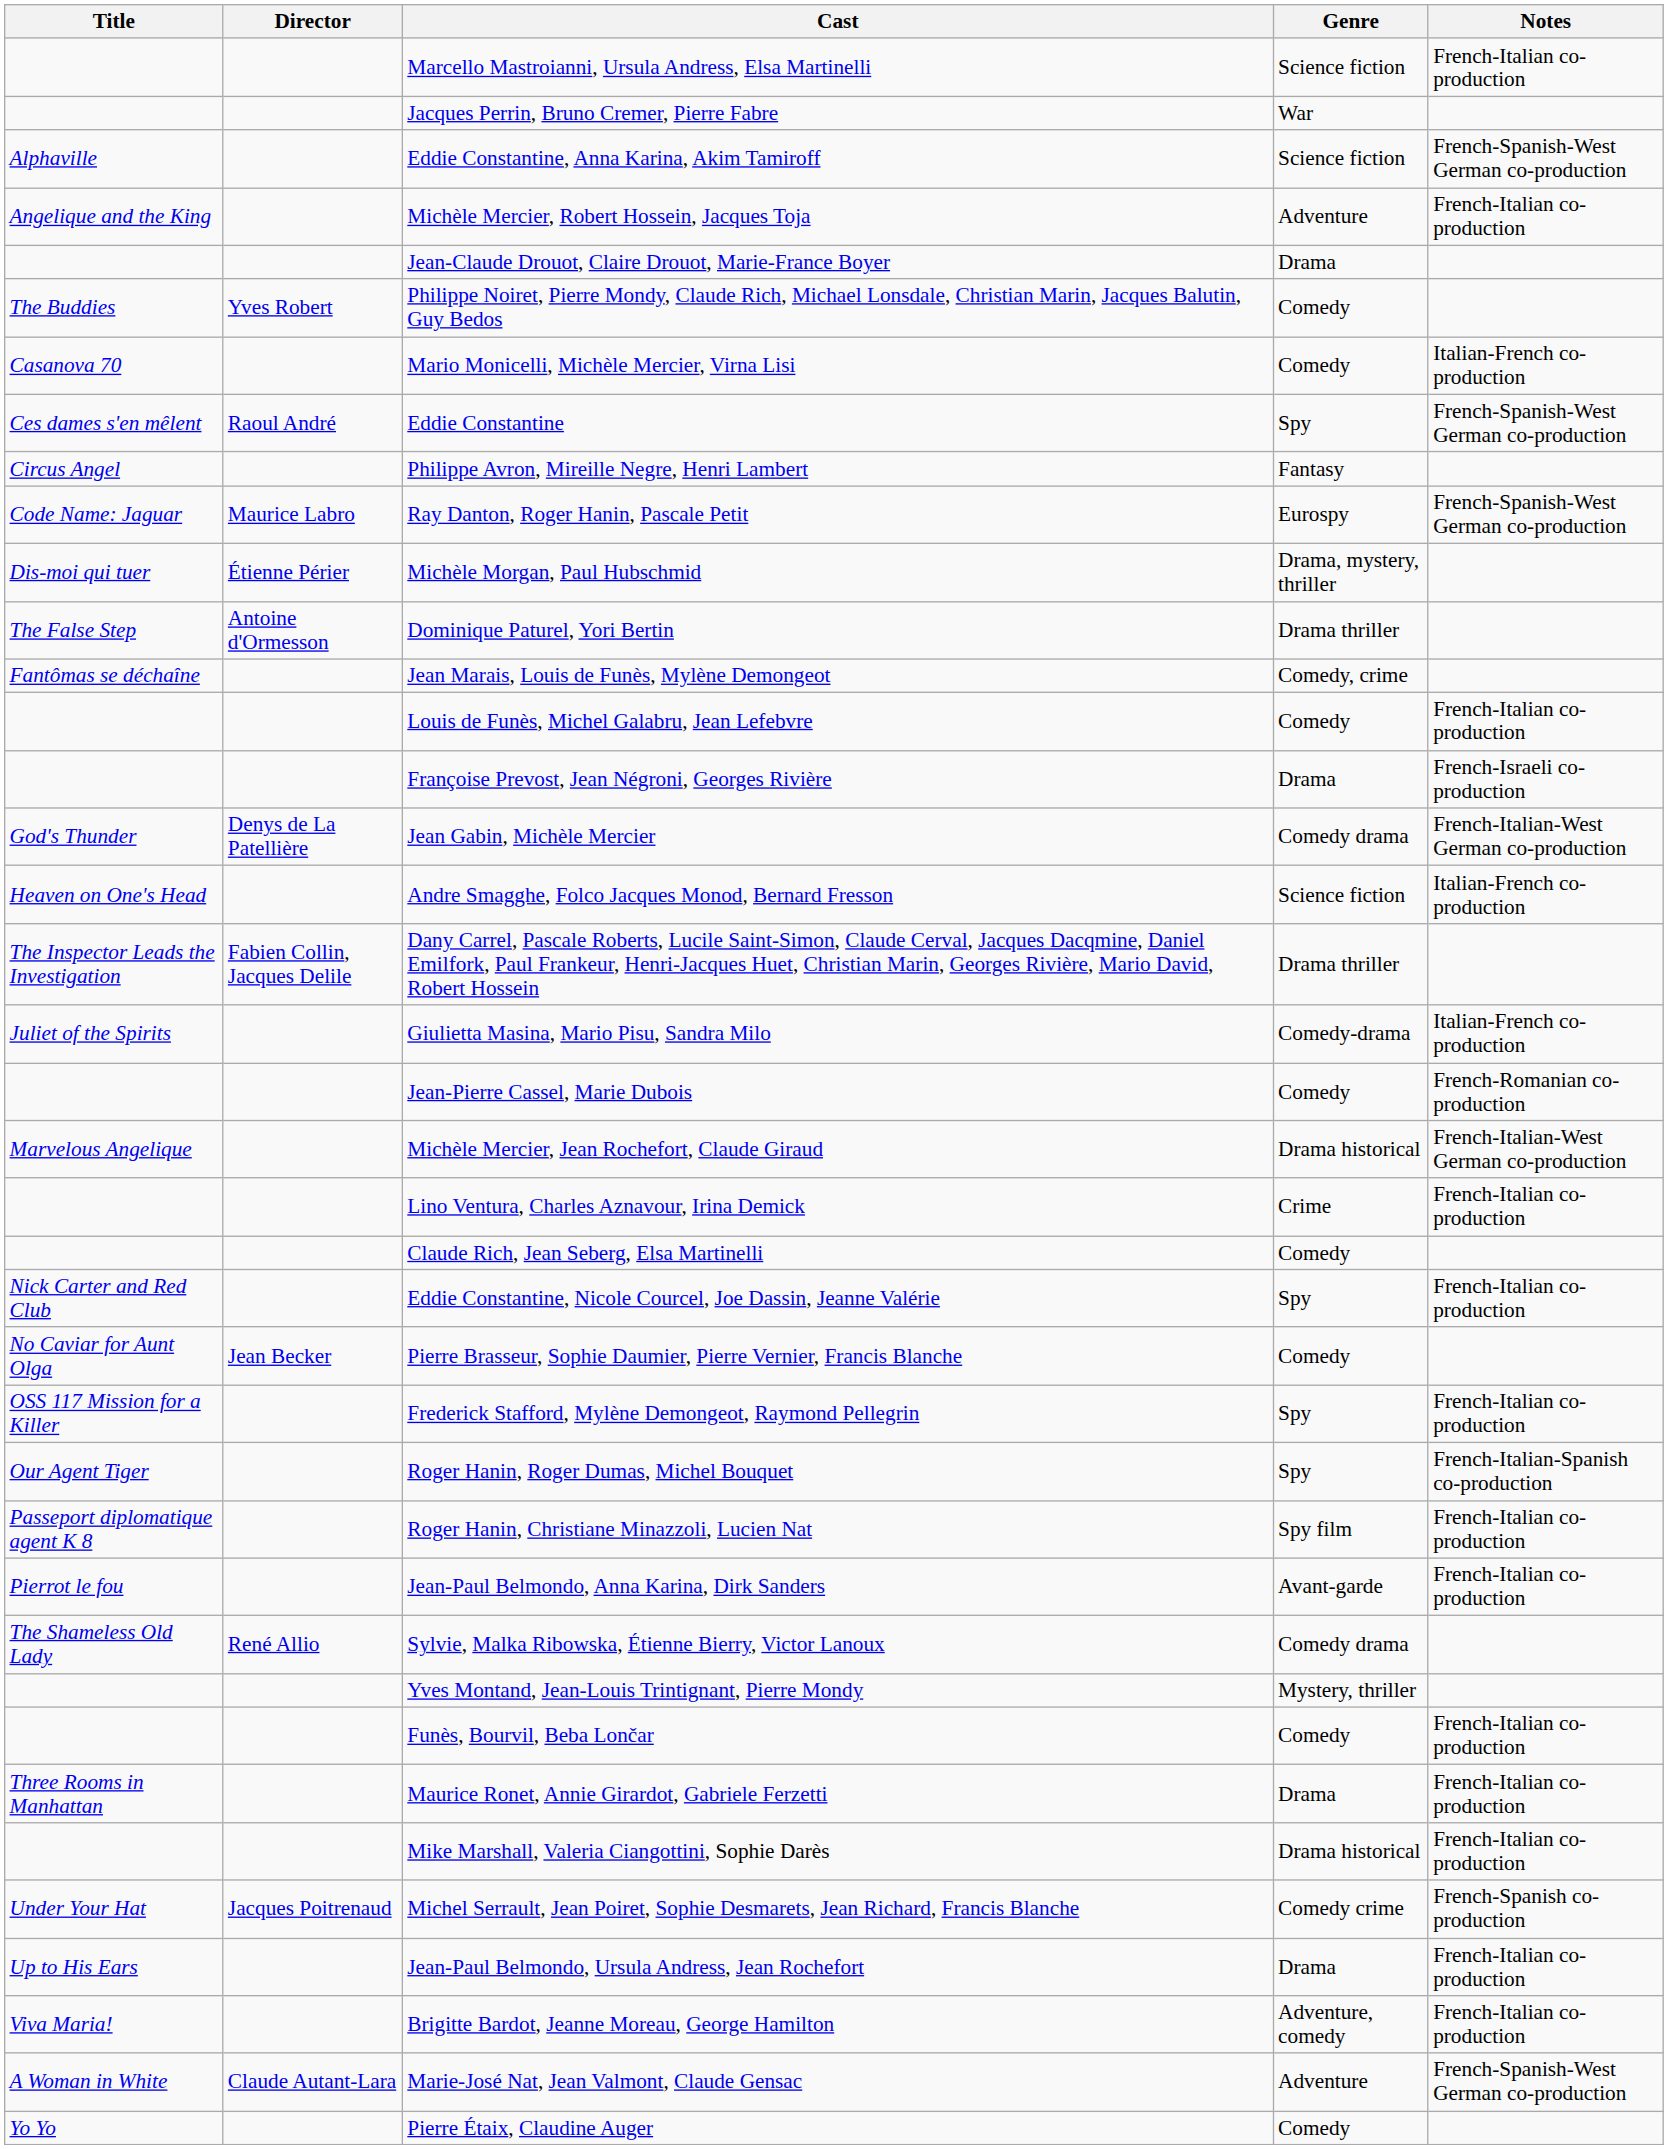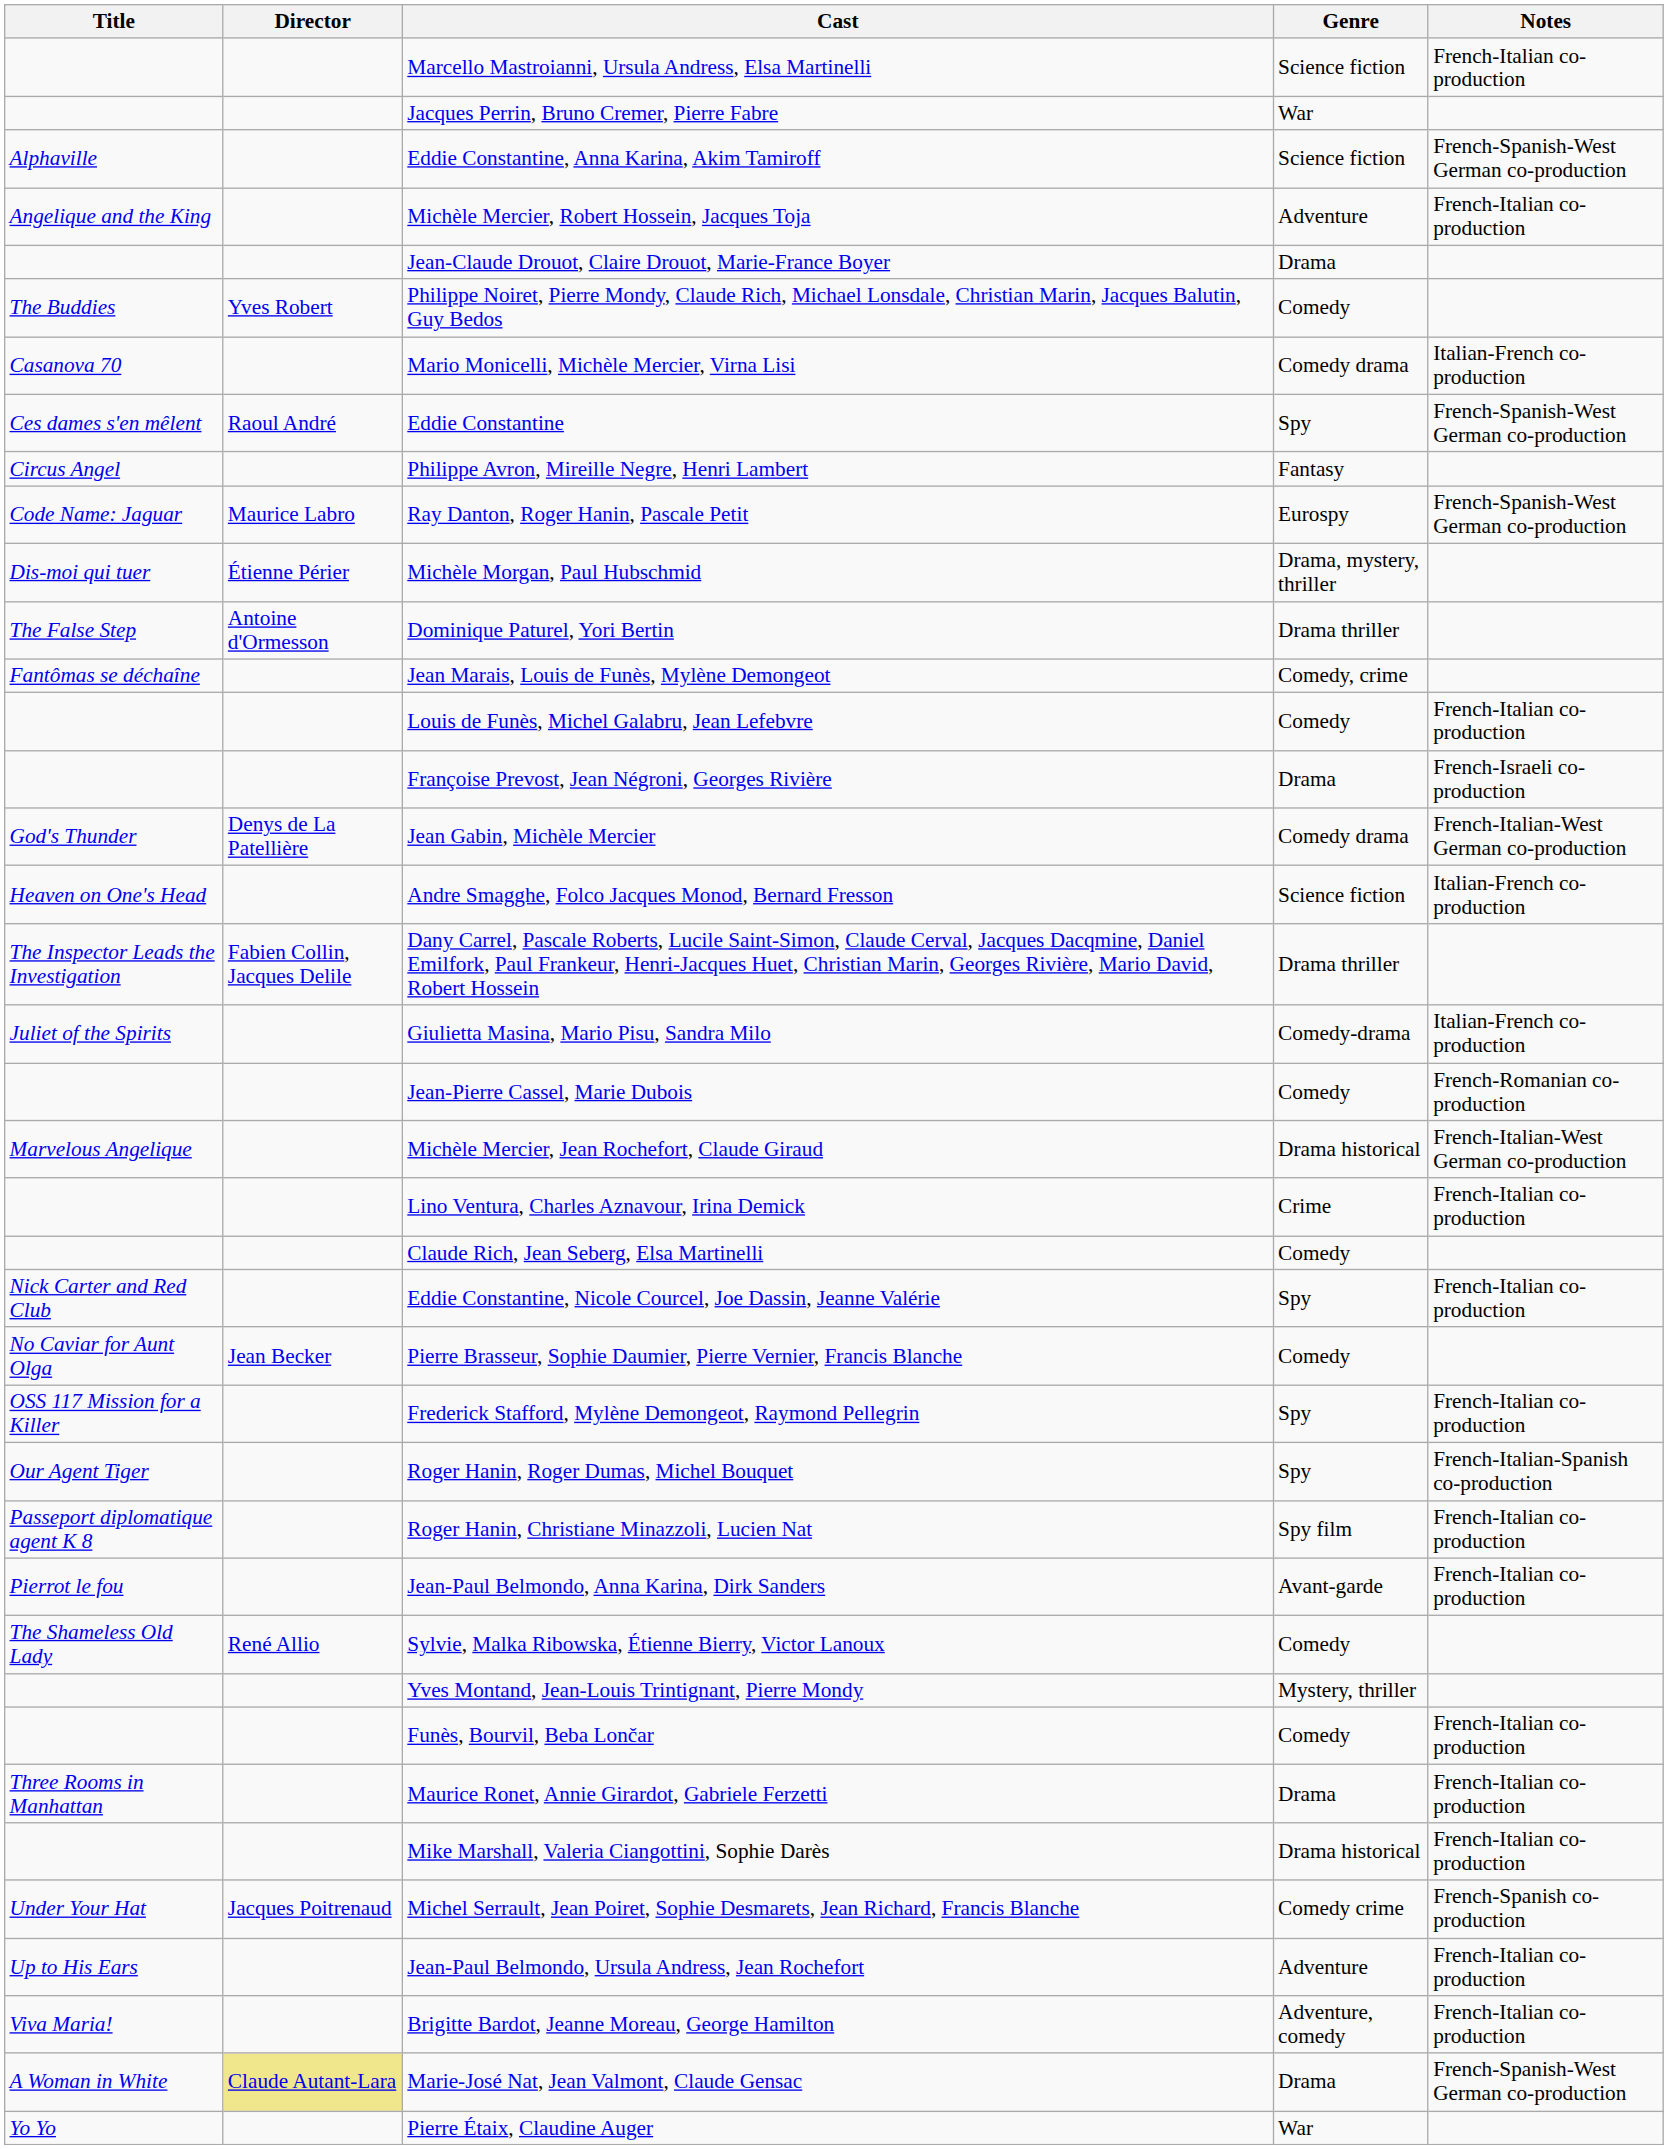(1314, 365) Comedy -> (1343, 365) Comedy drama
(1343, 1644) Comedy drama -> (1314, 1644) Comedy
(1307, 1966) Drama -> (1323, 1966) Adventure
(312, 2081) no background -> (312, 2081) khaki background
(1323, 2081) Adventure -> (1307, 2081) Drama
(1314, 2127) Comedy -> (1296, 2127) War
